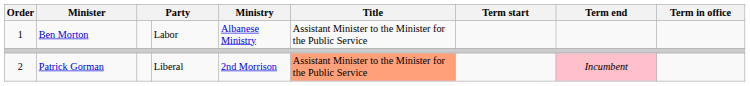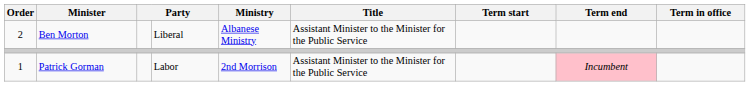(20, 34) 1 -> (20, 34) 2
(166, 34) Labor -> (168, 34) Liberal
(20, 67) 2 -> (20, 67) 1
(168, 67) Liberal -> (166, 67) Labor
(369, 67) lightsalmon background -> (369, 67) no background
